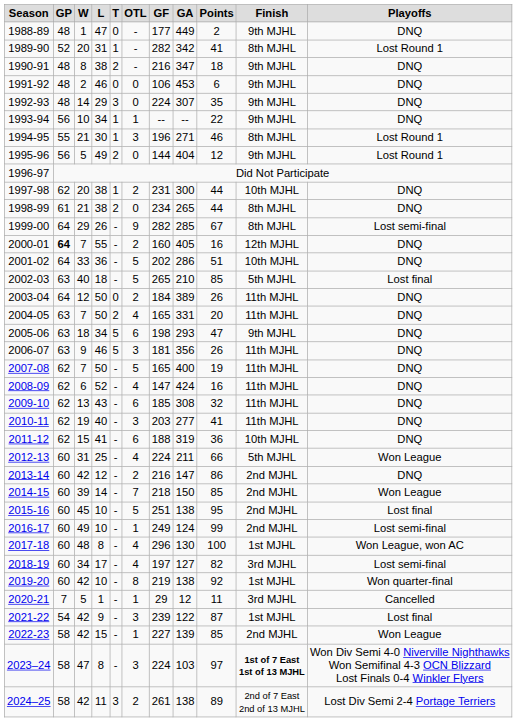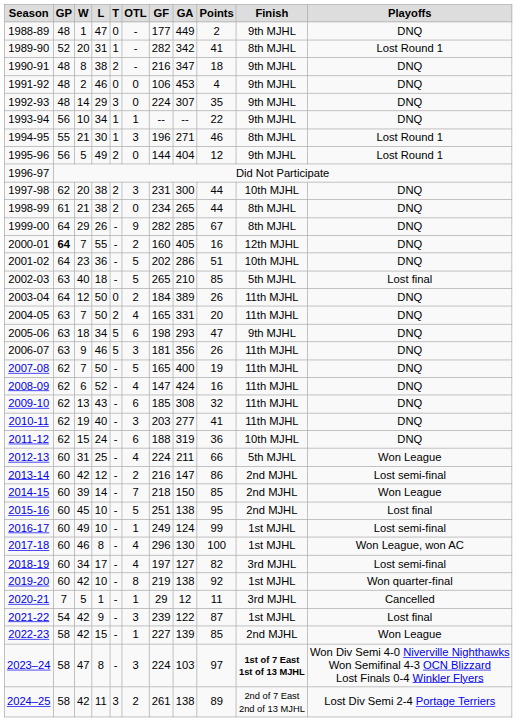(217, 84) 6 -> (217, 84) 4
(116, 191) 1 -> (116, 191) 2
(136, 191) 2 -> (136, 191) 3
(410, 226) Lost semi-final -> (410, 226) DNQ
(83, 262) 33 -> (83, 262) 23
(101, 439) 41 -> (101, 439) 24
(410, 475) DNQ -> (410, 475) Lost semi-final
(272, 528) 2nd MJHL -> (272, 528) 1st MJHL
(83, 546) 48 -> (83, 546) 46
